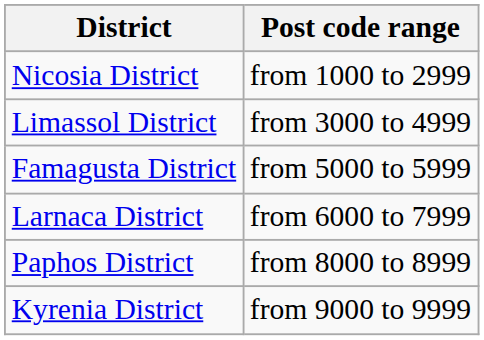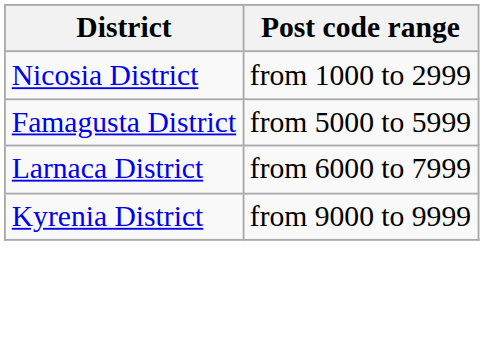- row: (114, 121)
- row: (103, 262)
